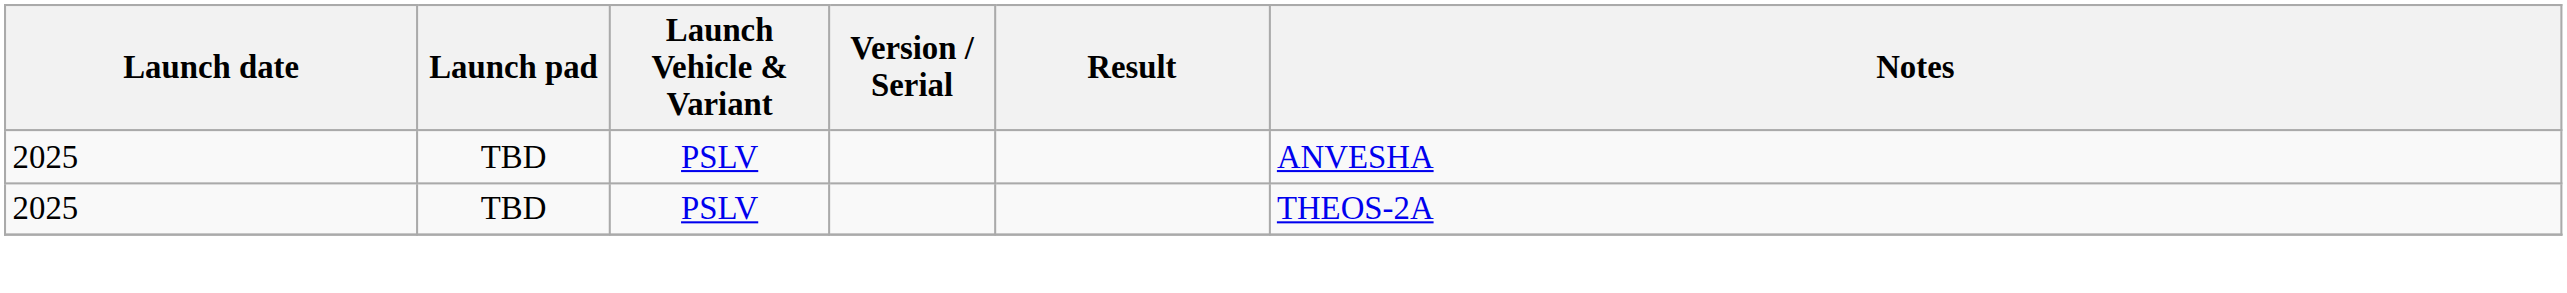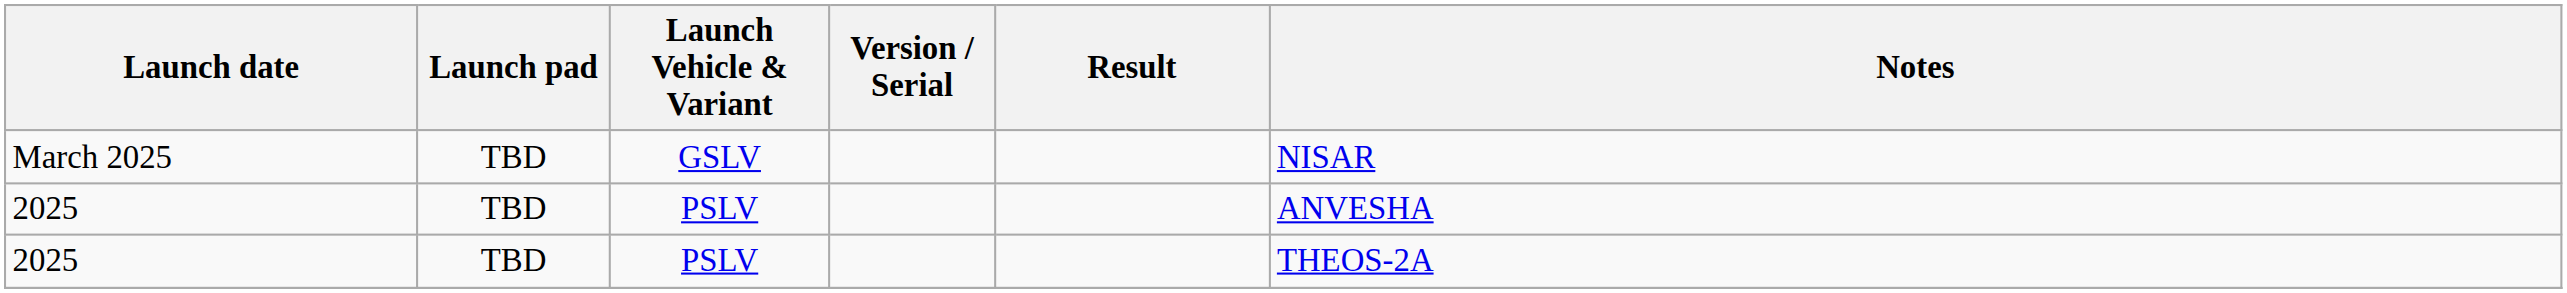+ row: (92, 156)
